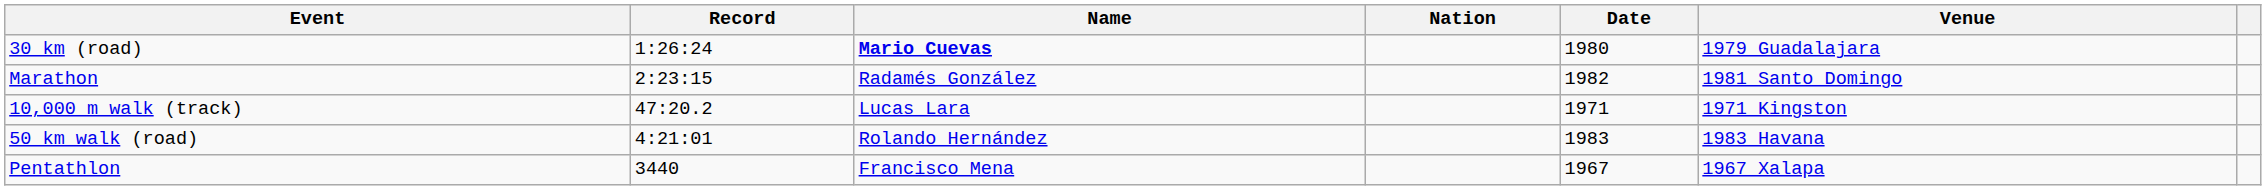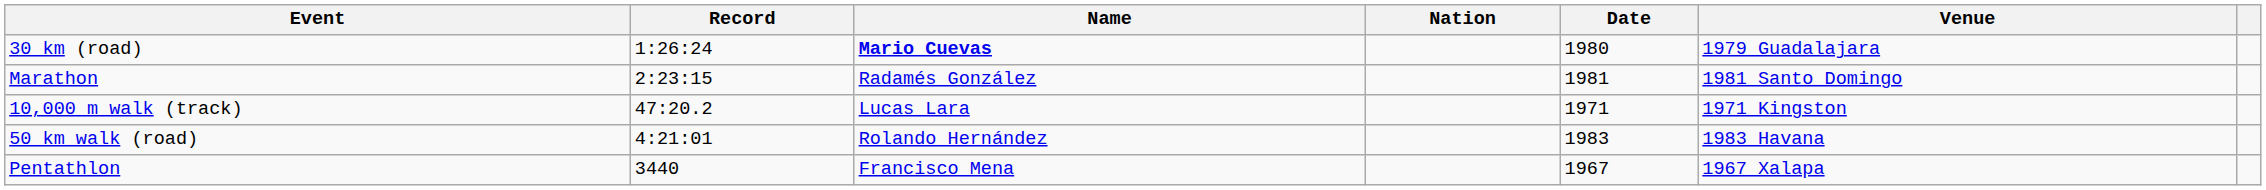(1587, 80) 1982 -> (1587, 80) 1981
